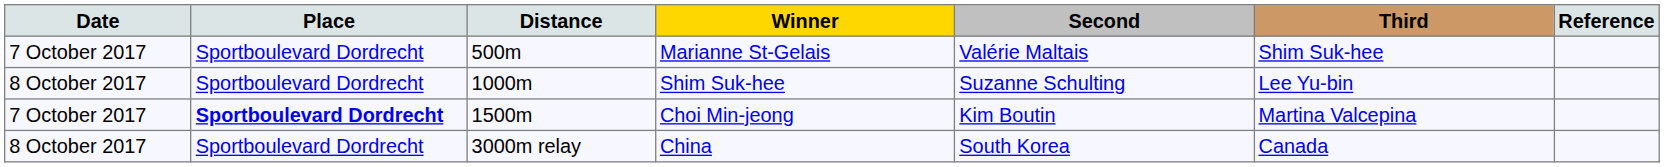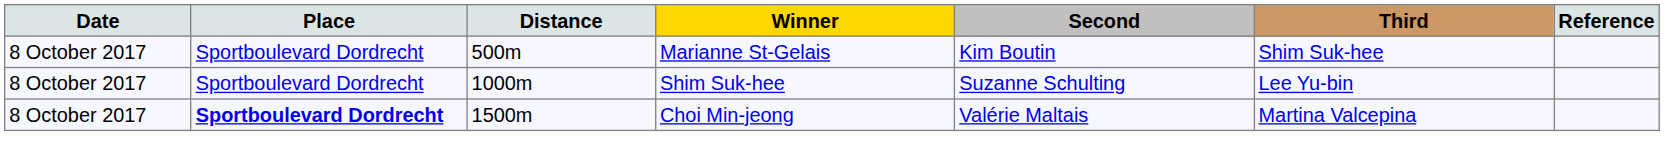(78, 52) 7 October 2017 -> (78, 52) 8 October 2017
(1024, 52) Valérie Maltais -> (1007, 52) Kim Boutin
(78, 115) 7 October 2017 -> (78, 115) 8 October 2017
(1007, 115) Kim Boutin -> (1024, 115) Valérie Maltais
- row: (686, 146)
